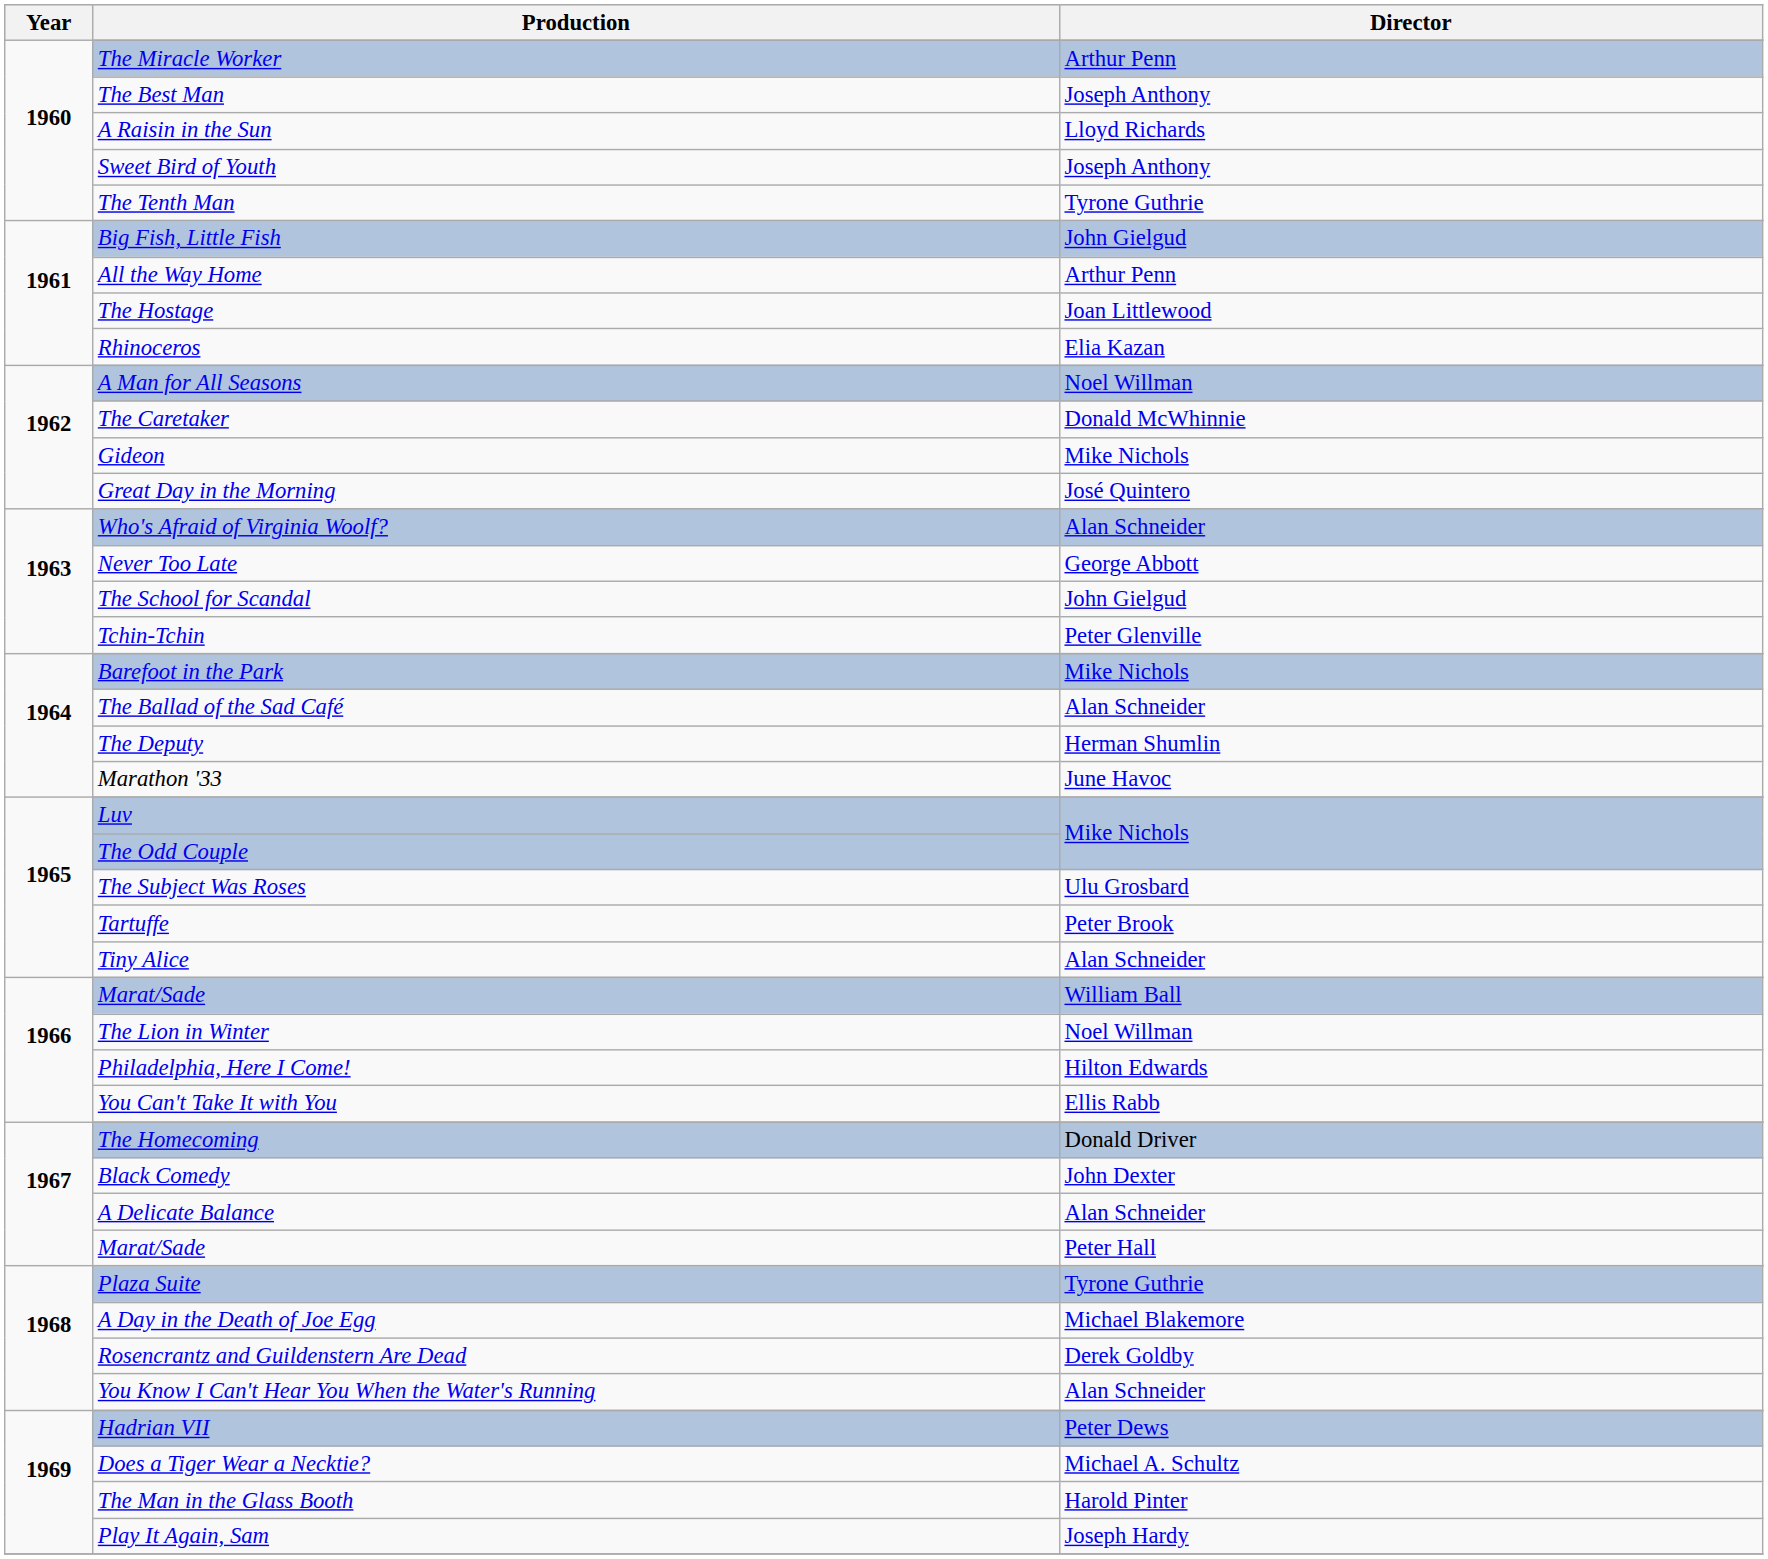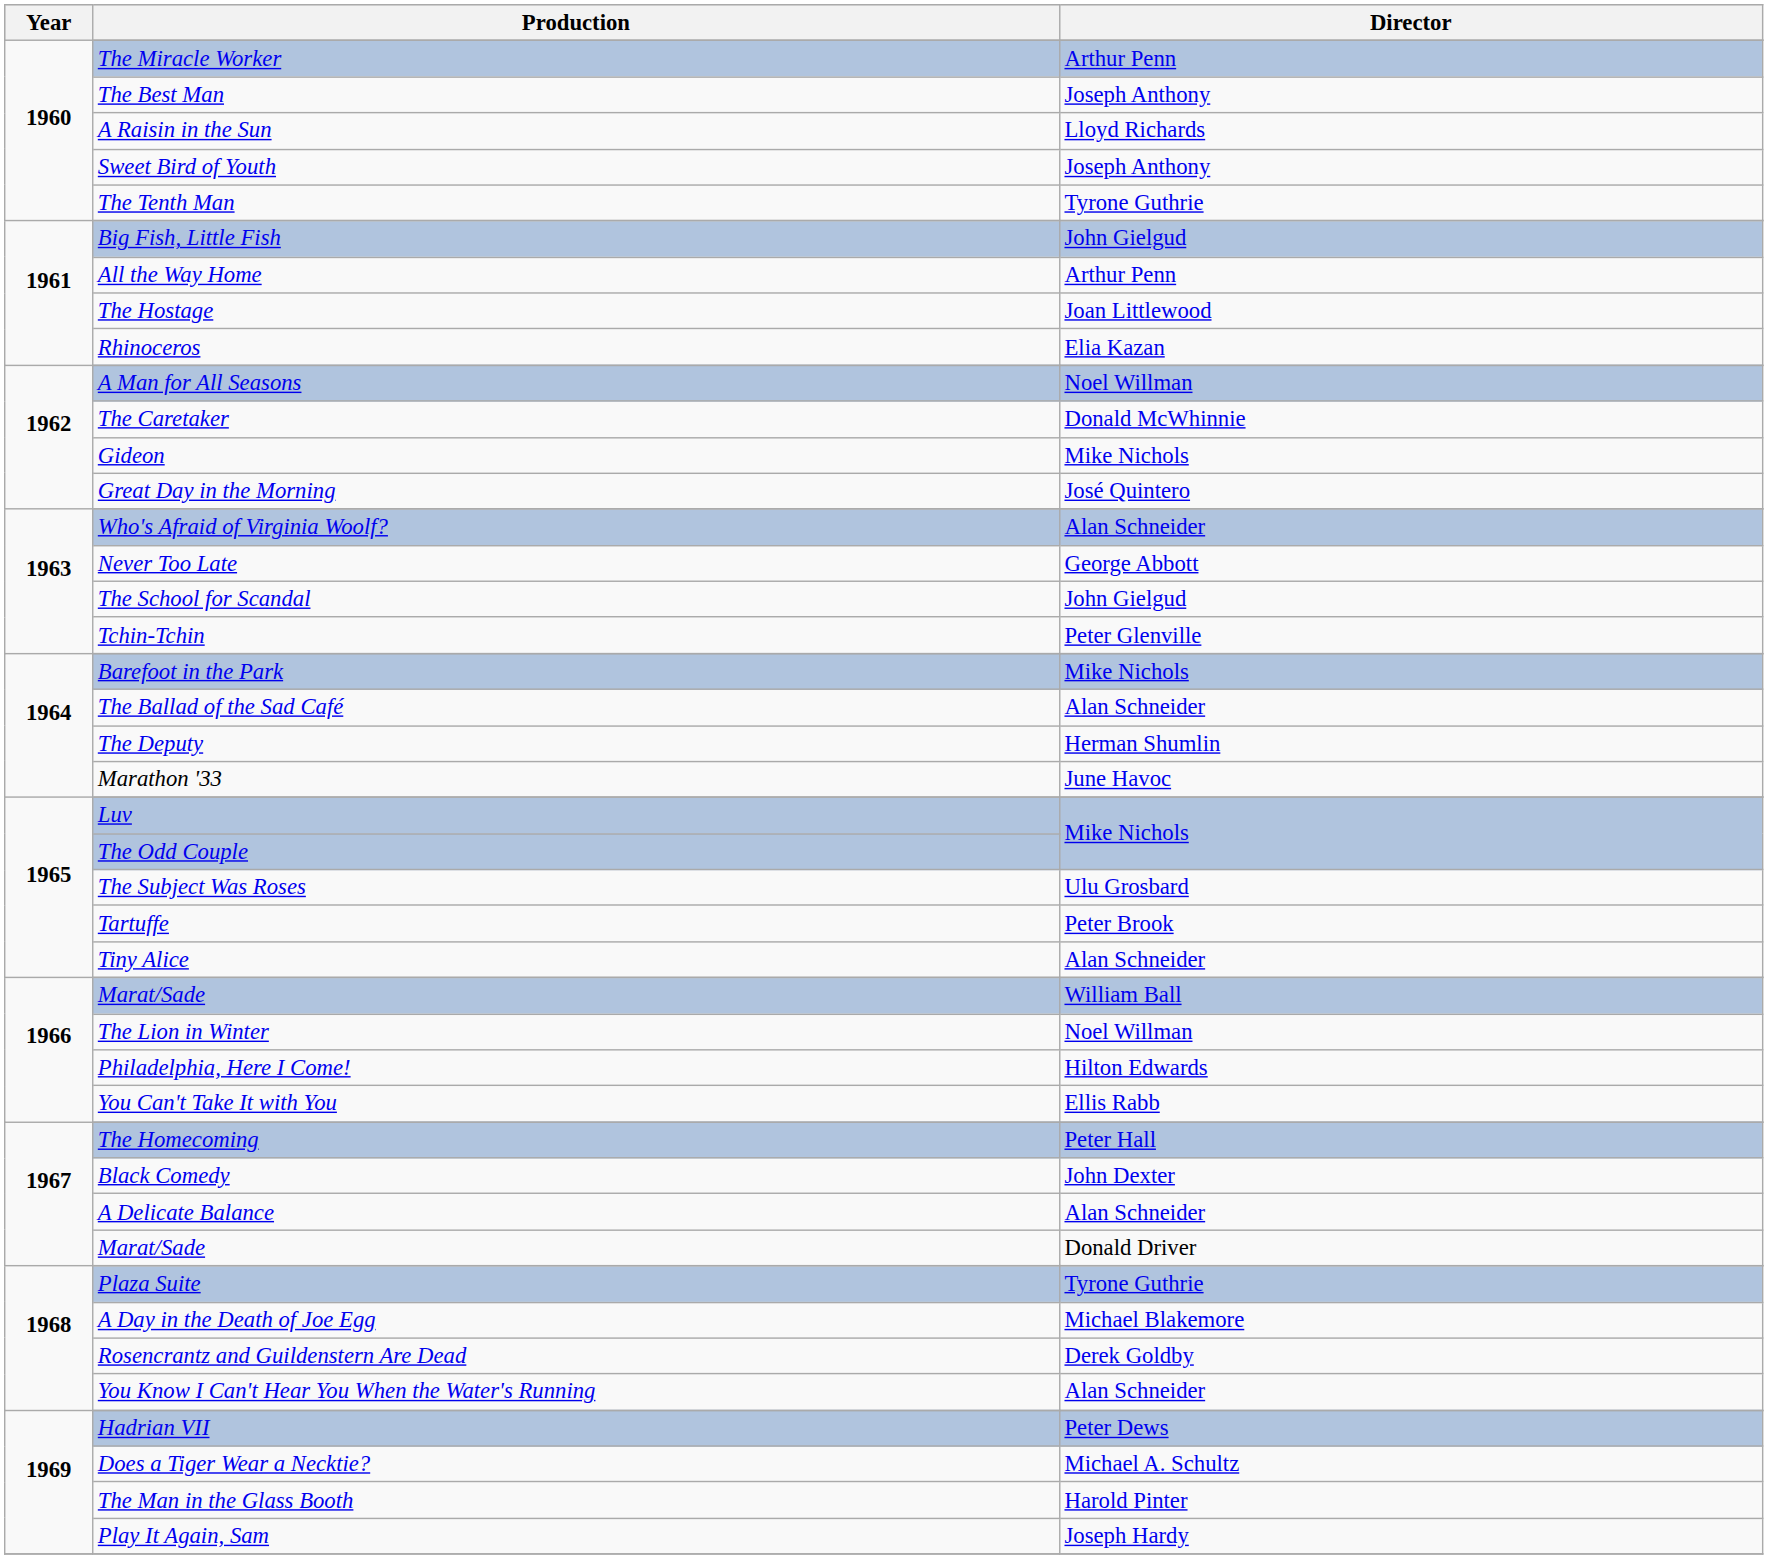(1130, 1139) Donald Driver -> (1110, 1139) Peter Hall
(1110, 1247) Peter Hall -> (1130, 1247) Donald Driver
